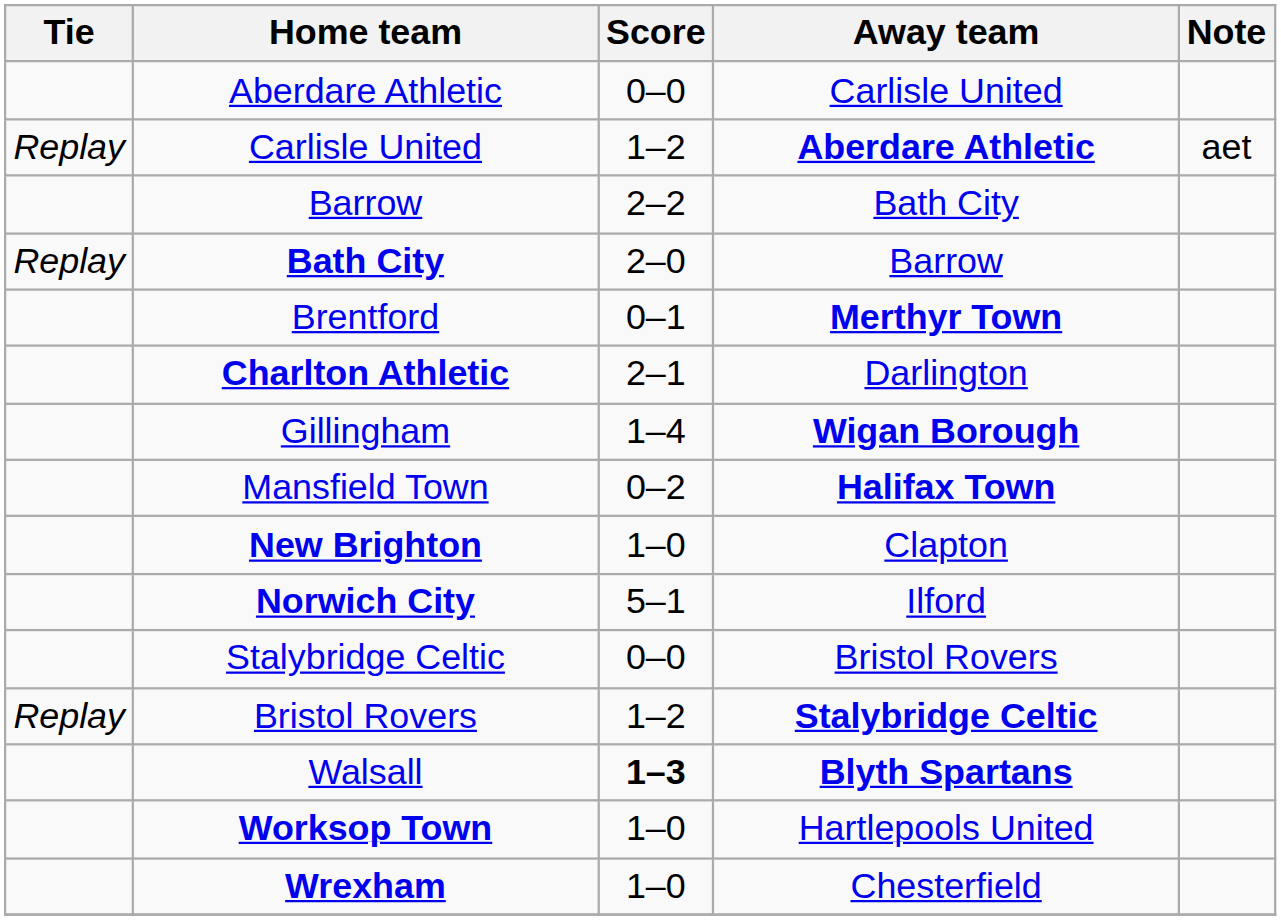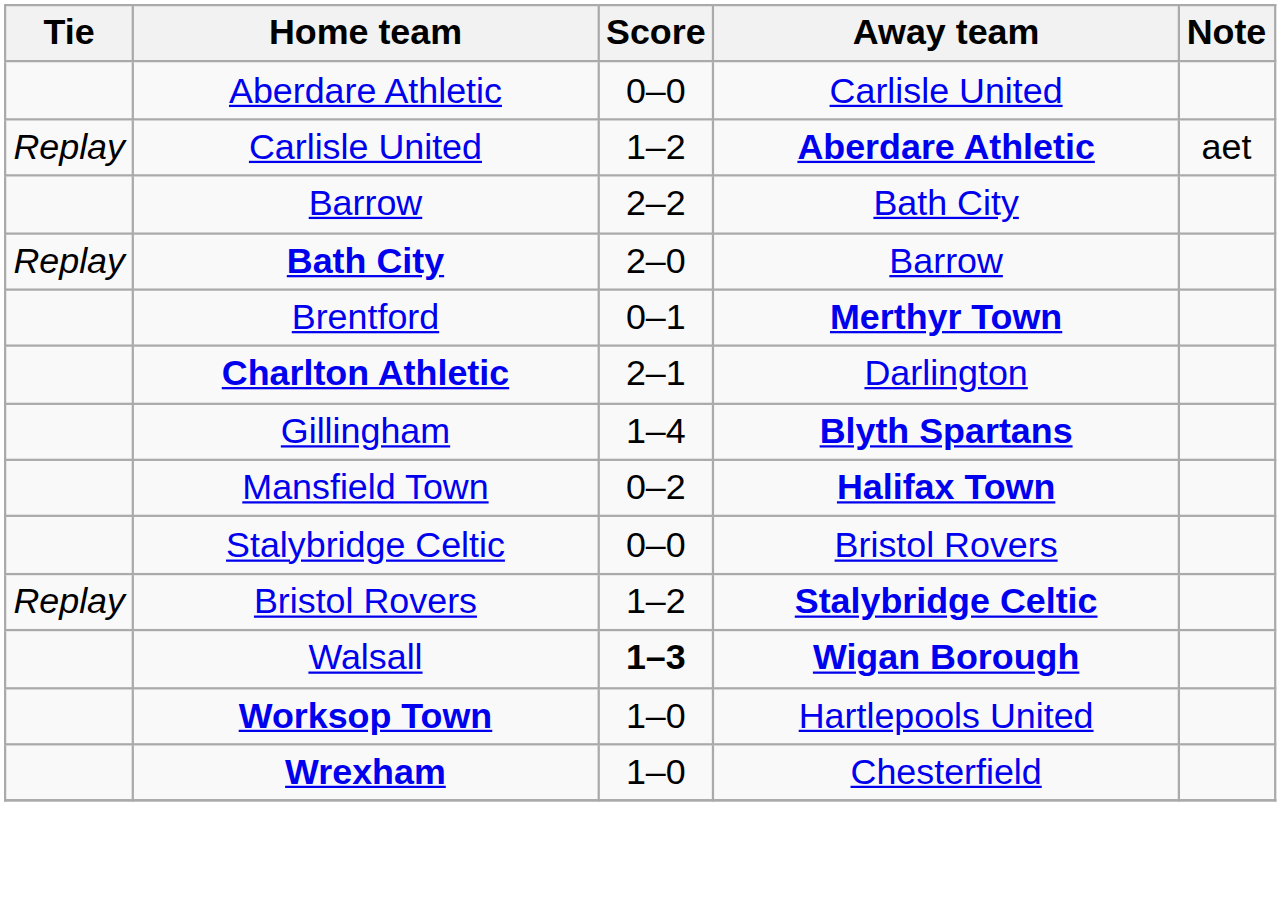(946, 430) Wigan Borough -> (946, 430) Blyth Spartans
- row: (365, 544)
- row: (365, 601)
(946, 771) Blyth Spartans -> (946, 658) Wigan Borough
